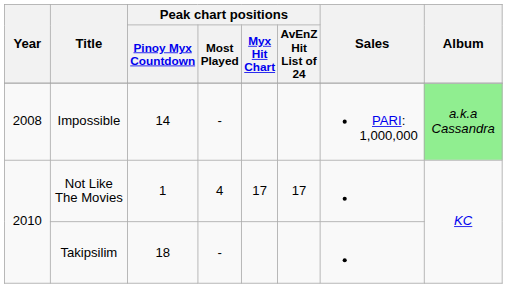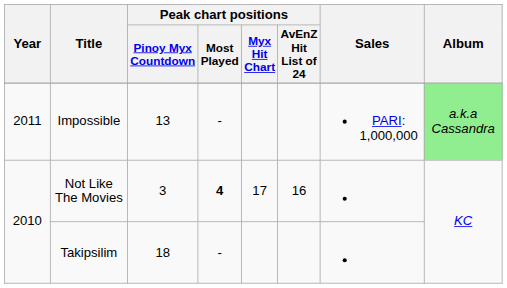(27, 121) 2008 -> (27, 121) 2011
(163, 121) 14 -> (163, 121) 13
(163, 190) 1 -> (163, 190) 3
(220, 190) normal -> (220, 190) bold
(299, 190) 17 -> (299, 190) 16
